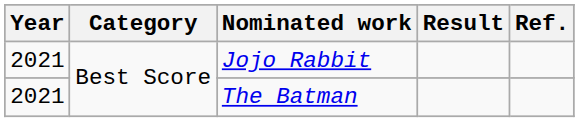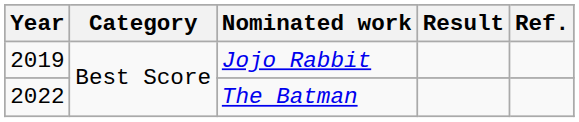(37, 60) 2021 -> (37, 60) 2019
(37, 97) 2021 -> (37, 97) 2022
